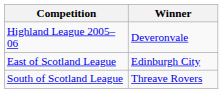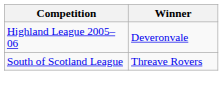- row: (62, 61)
